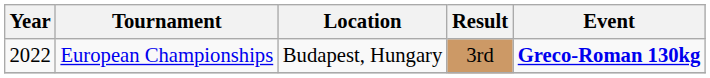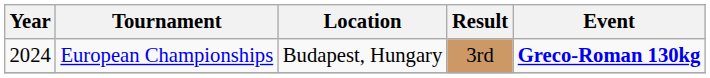(30, 55) 2022 -> (30, 55) 2024
